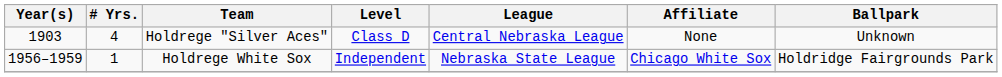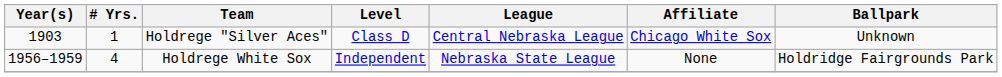(114, 38) 4 -> (114, 38) 1
(701, 38) None -> (701, 38) Chicago White Sox
(114, 61) 1 -> (114, 61) 4
(701, 61) Chicago White Sox -> (701, 61) None
